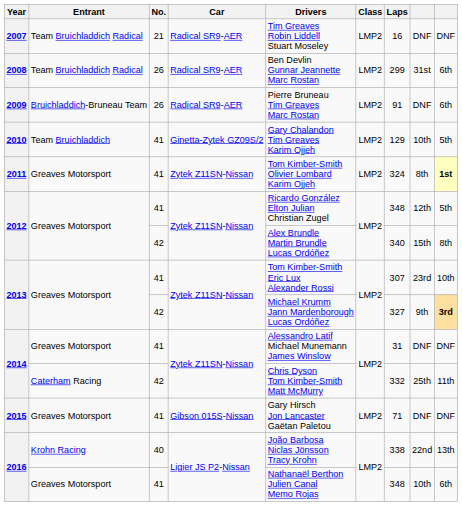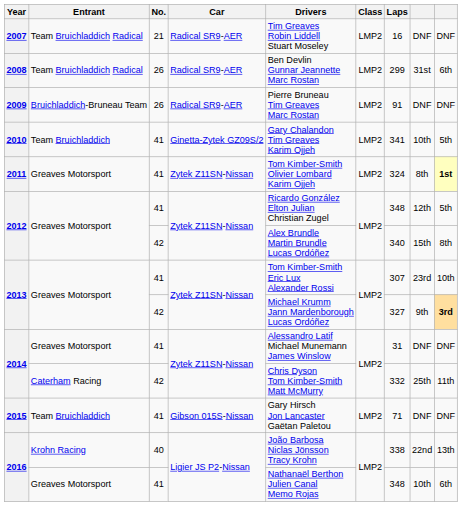(446, 105) 6th -> (446, 105) DNF
(397, 140) 129 -> (397, 140) 341
(71, 416) Greaves Motorsport -> (70, 416) Team Bruichladdich
